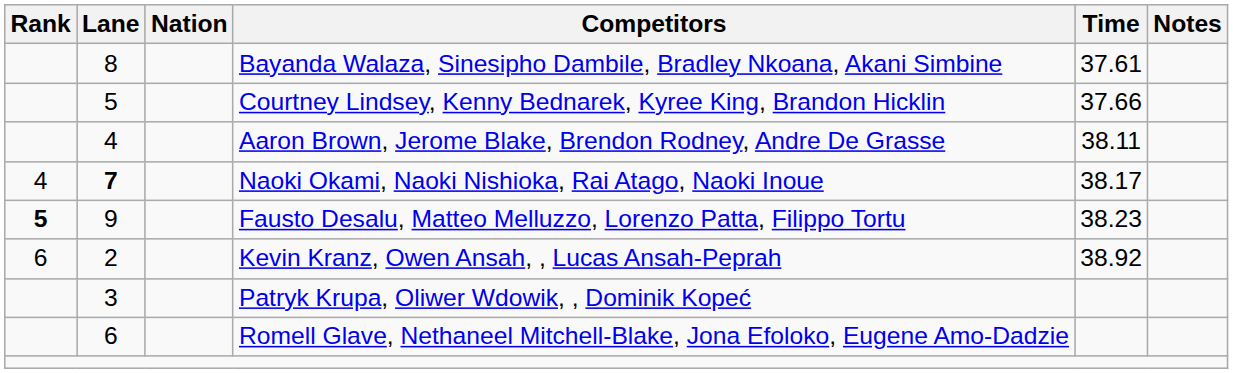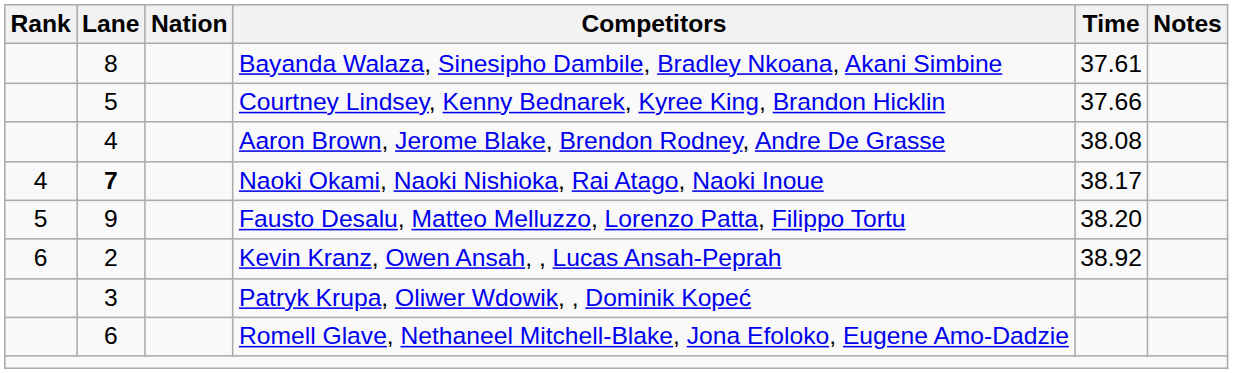(1111, 141) 38.11 -> (1111, 141) 38.08
(41, 219) bold -> (41, 219) normal
(1111, 219) 38.23 -> (1111, 219) 38.20
